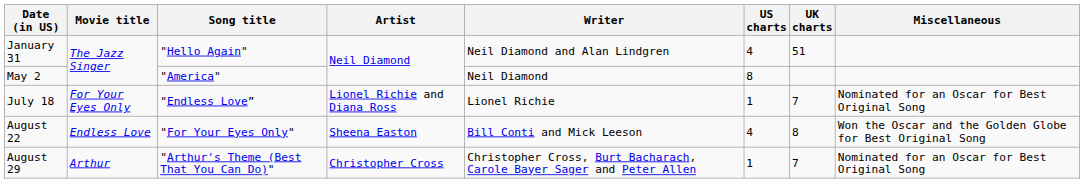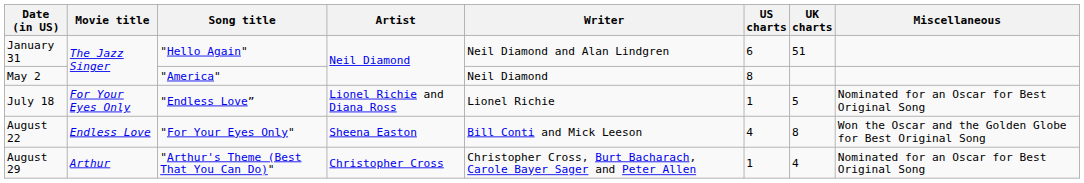(750, 51) 4 -> (750, 51) 6
(795, 100) 7 -> (795, 100) 5
(795, 163) 7 -> (795, 163) 4
